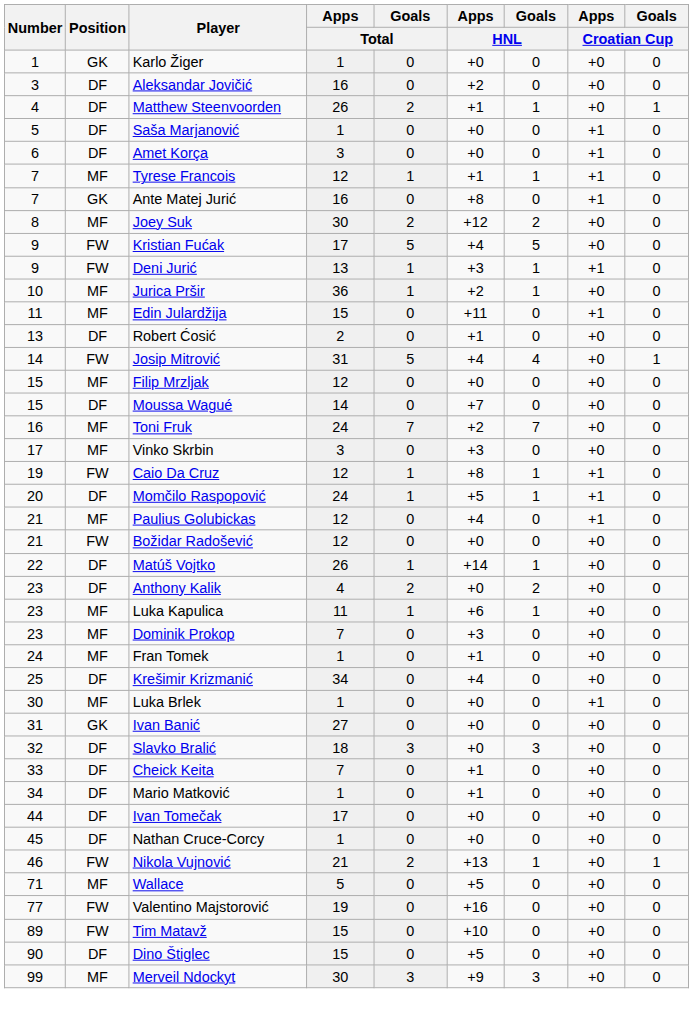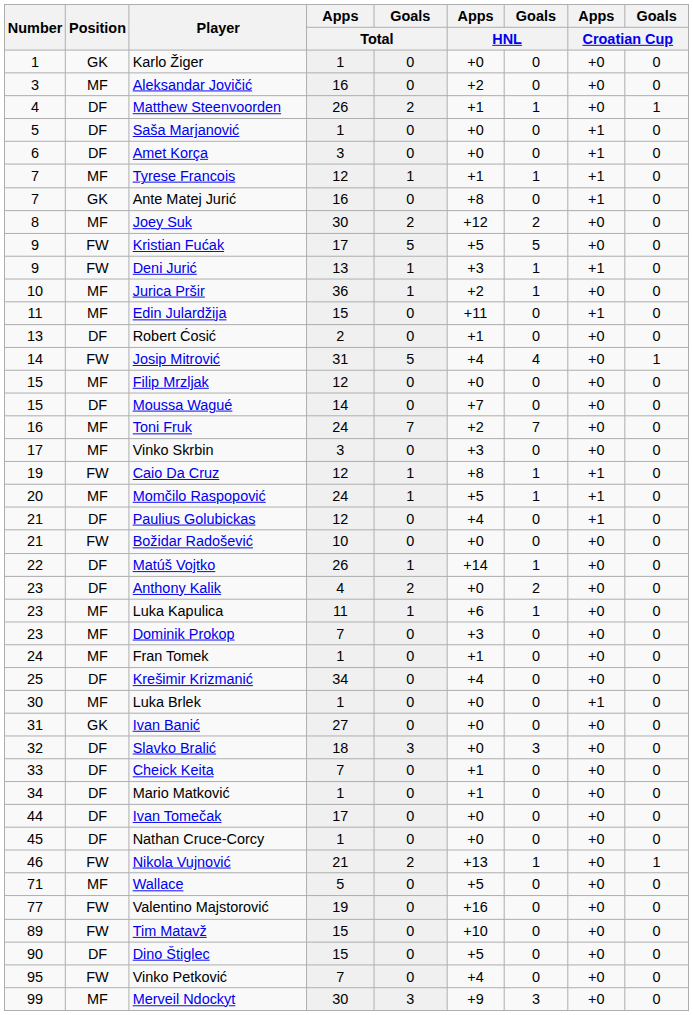(98, 85) DF -> (98, 85) MF
(476, 245) +4 -> (476, 245) +5
(98, 496) DF -> (98, 496) MF
(98, 519) MF -> (98, 519) DF
(340, 542) 12 -> (340, 542) 10
+ row: (180, 976)
